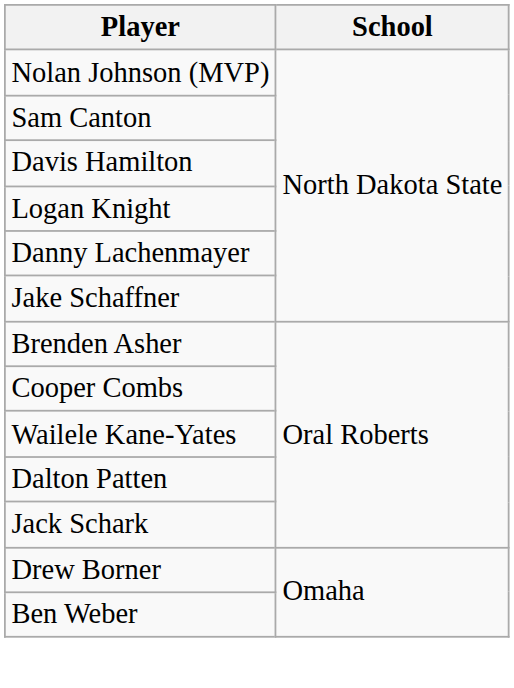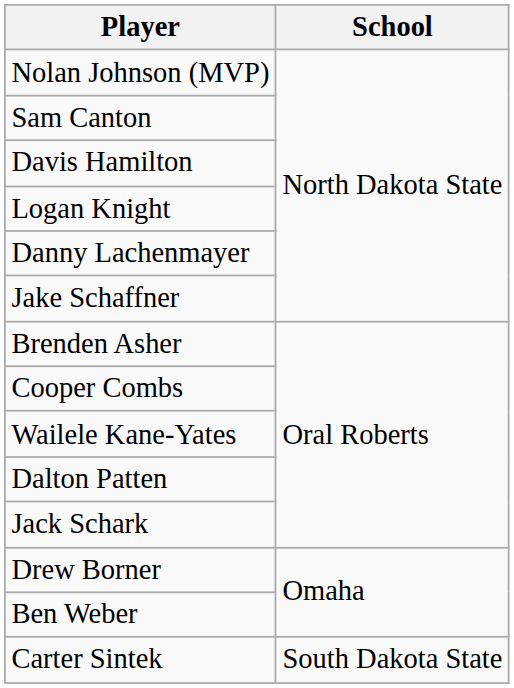+ row: (87, 659)
